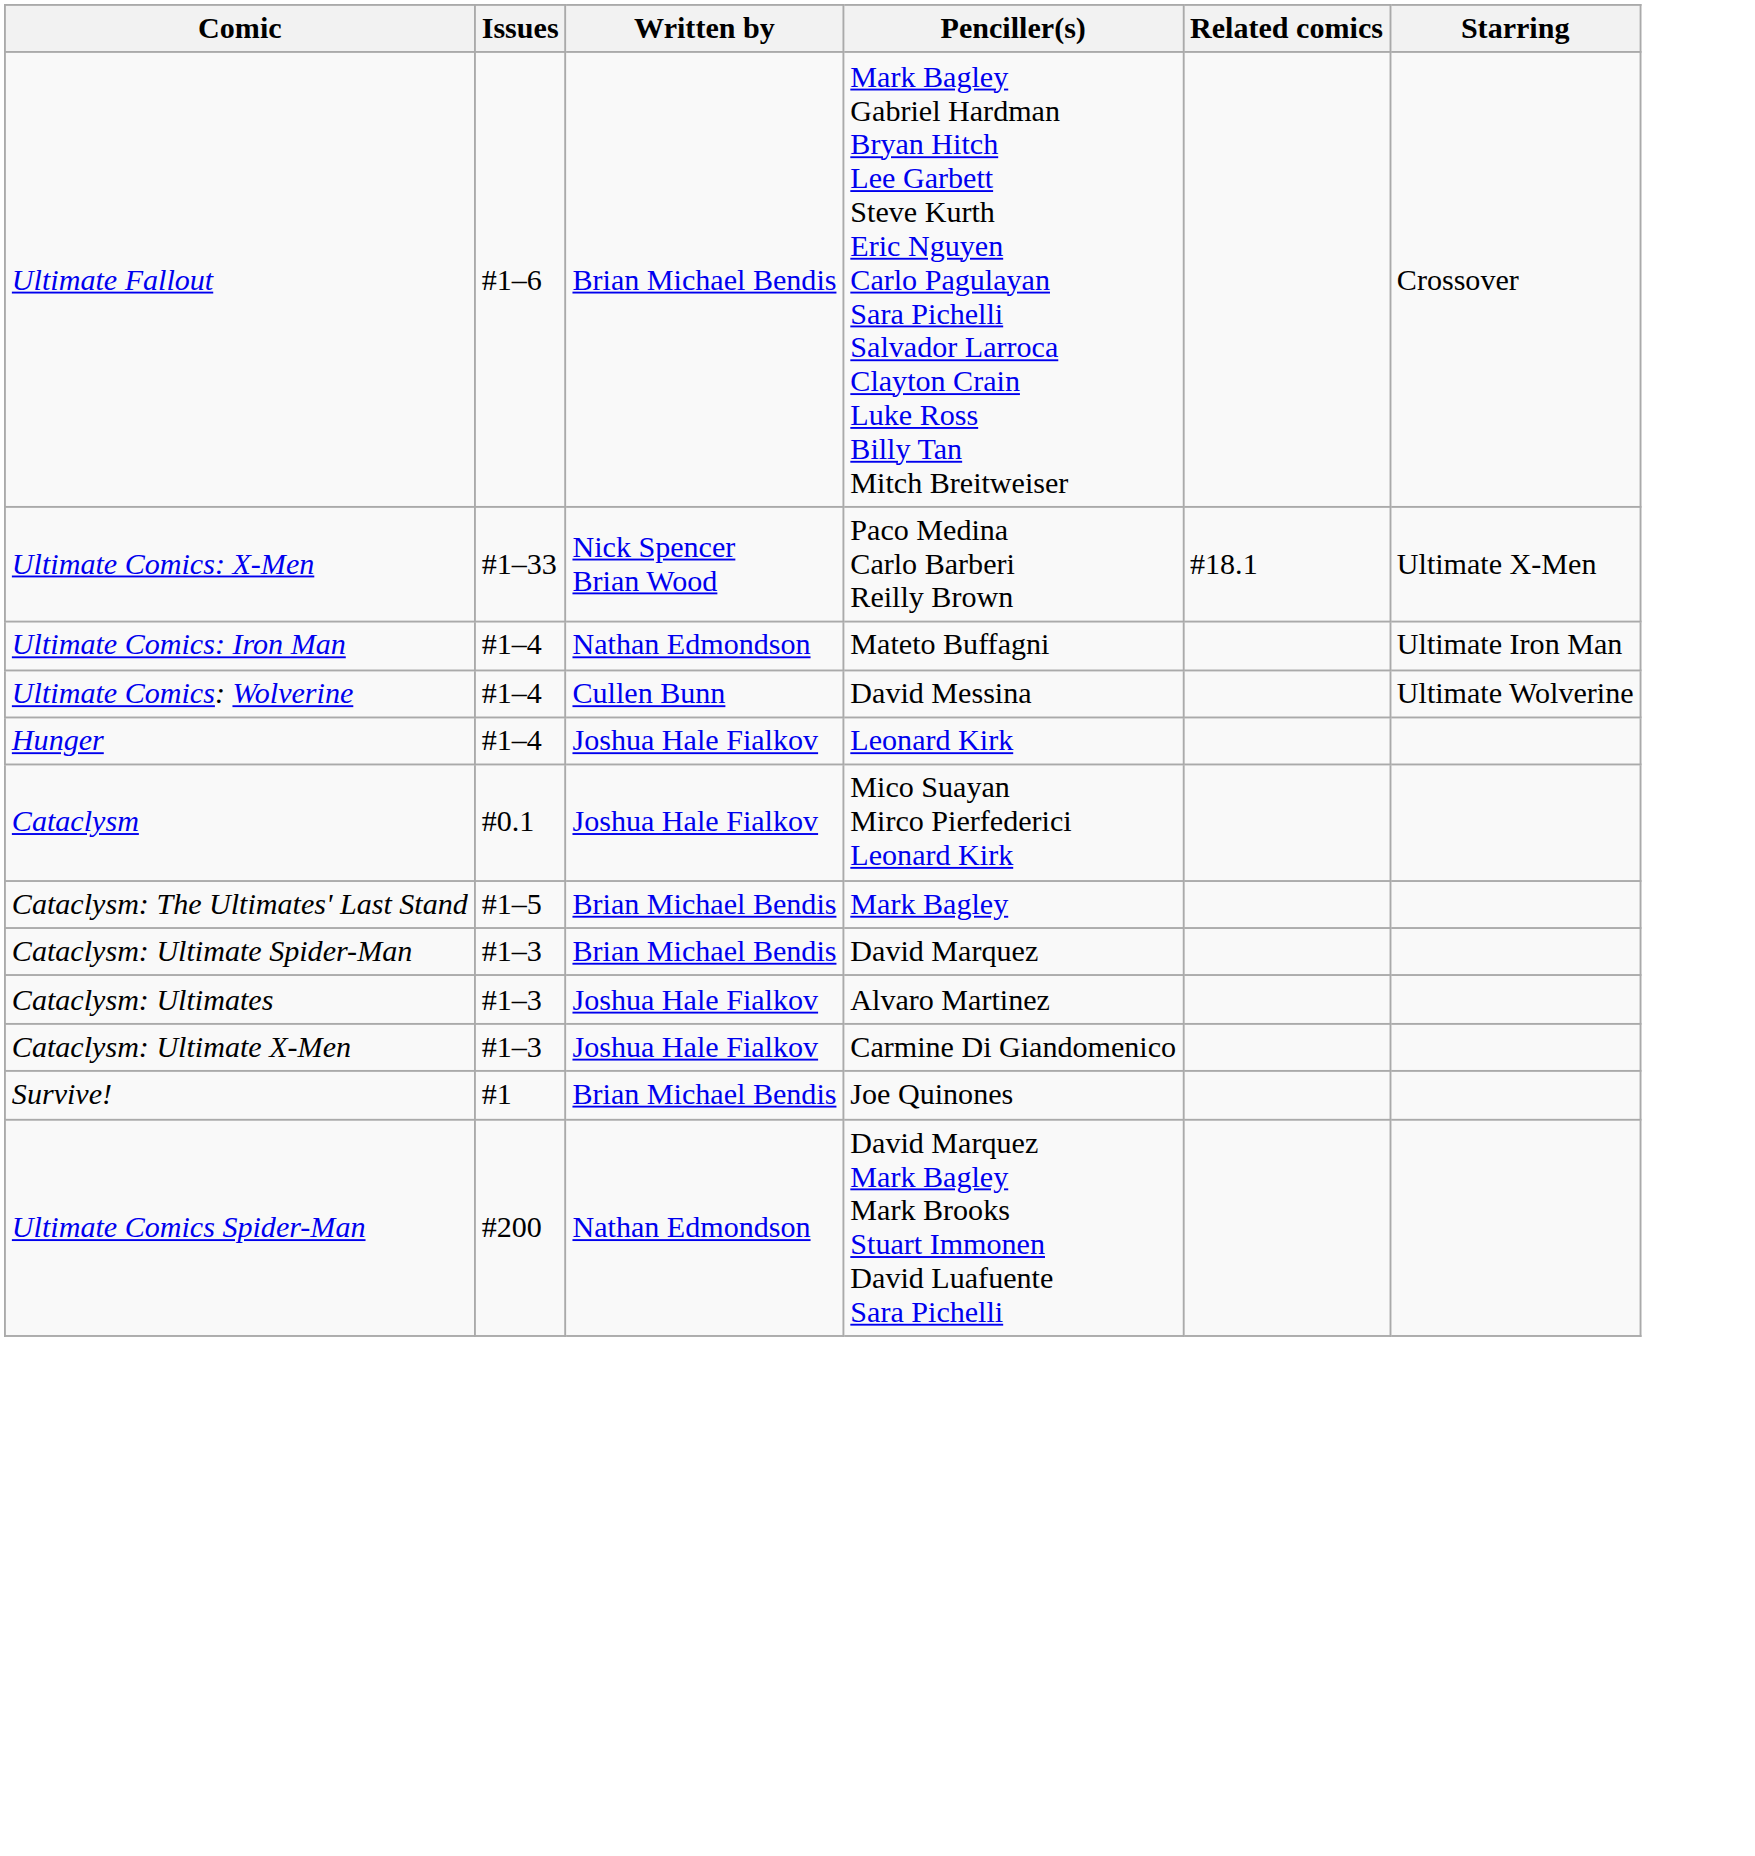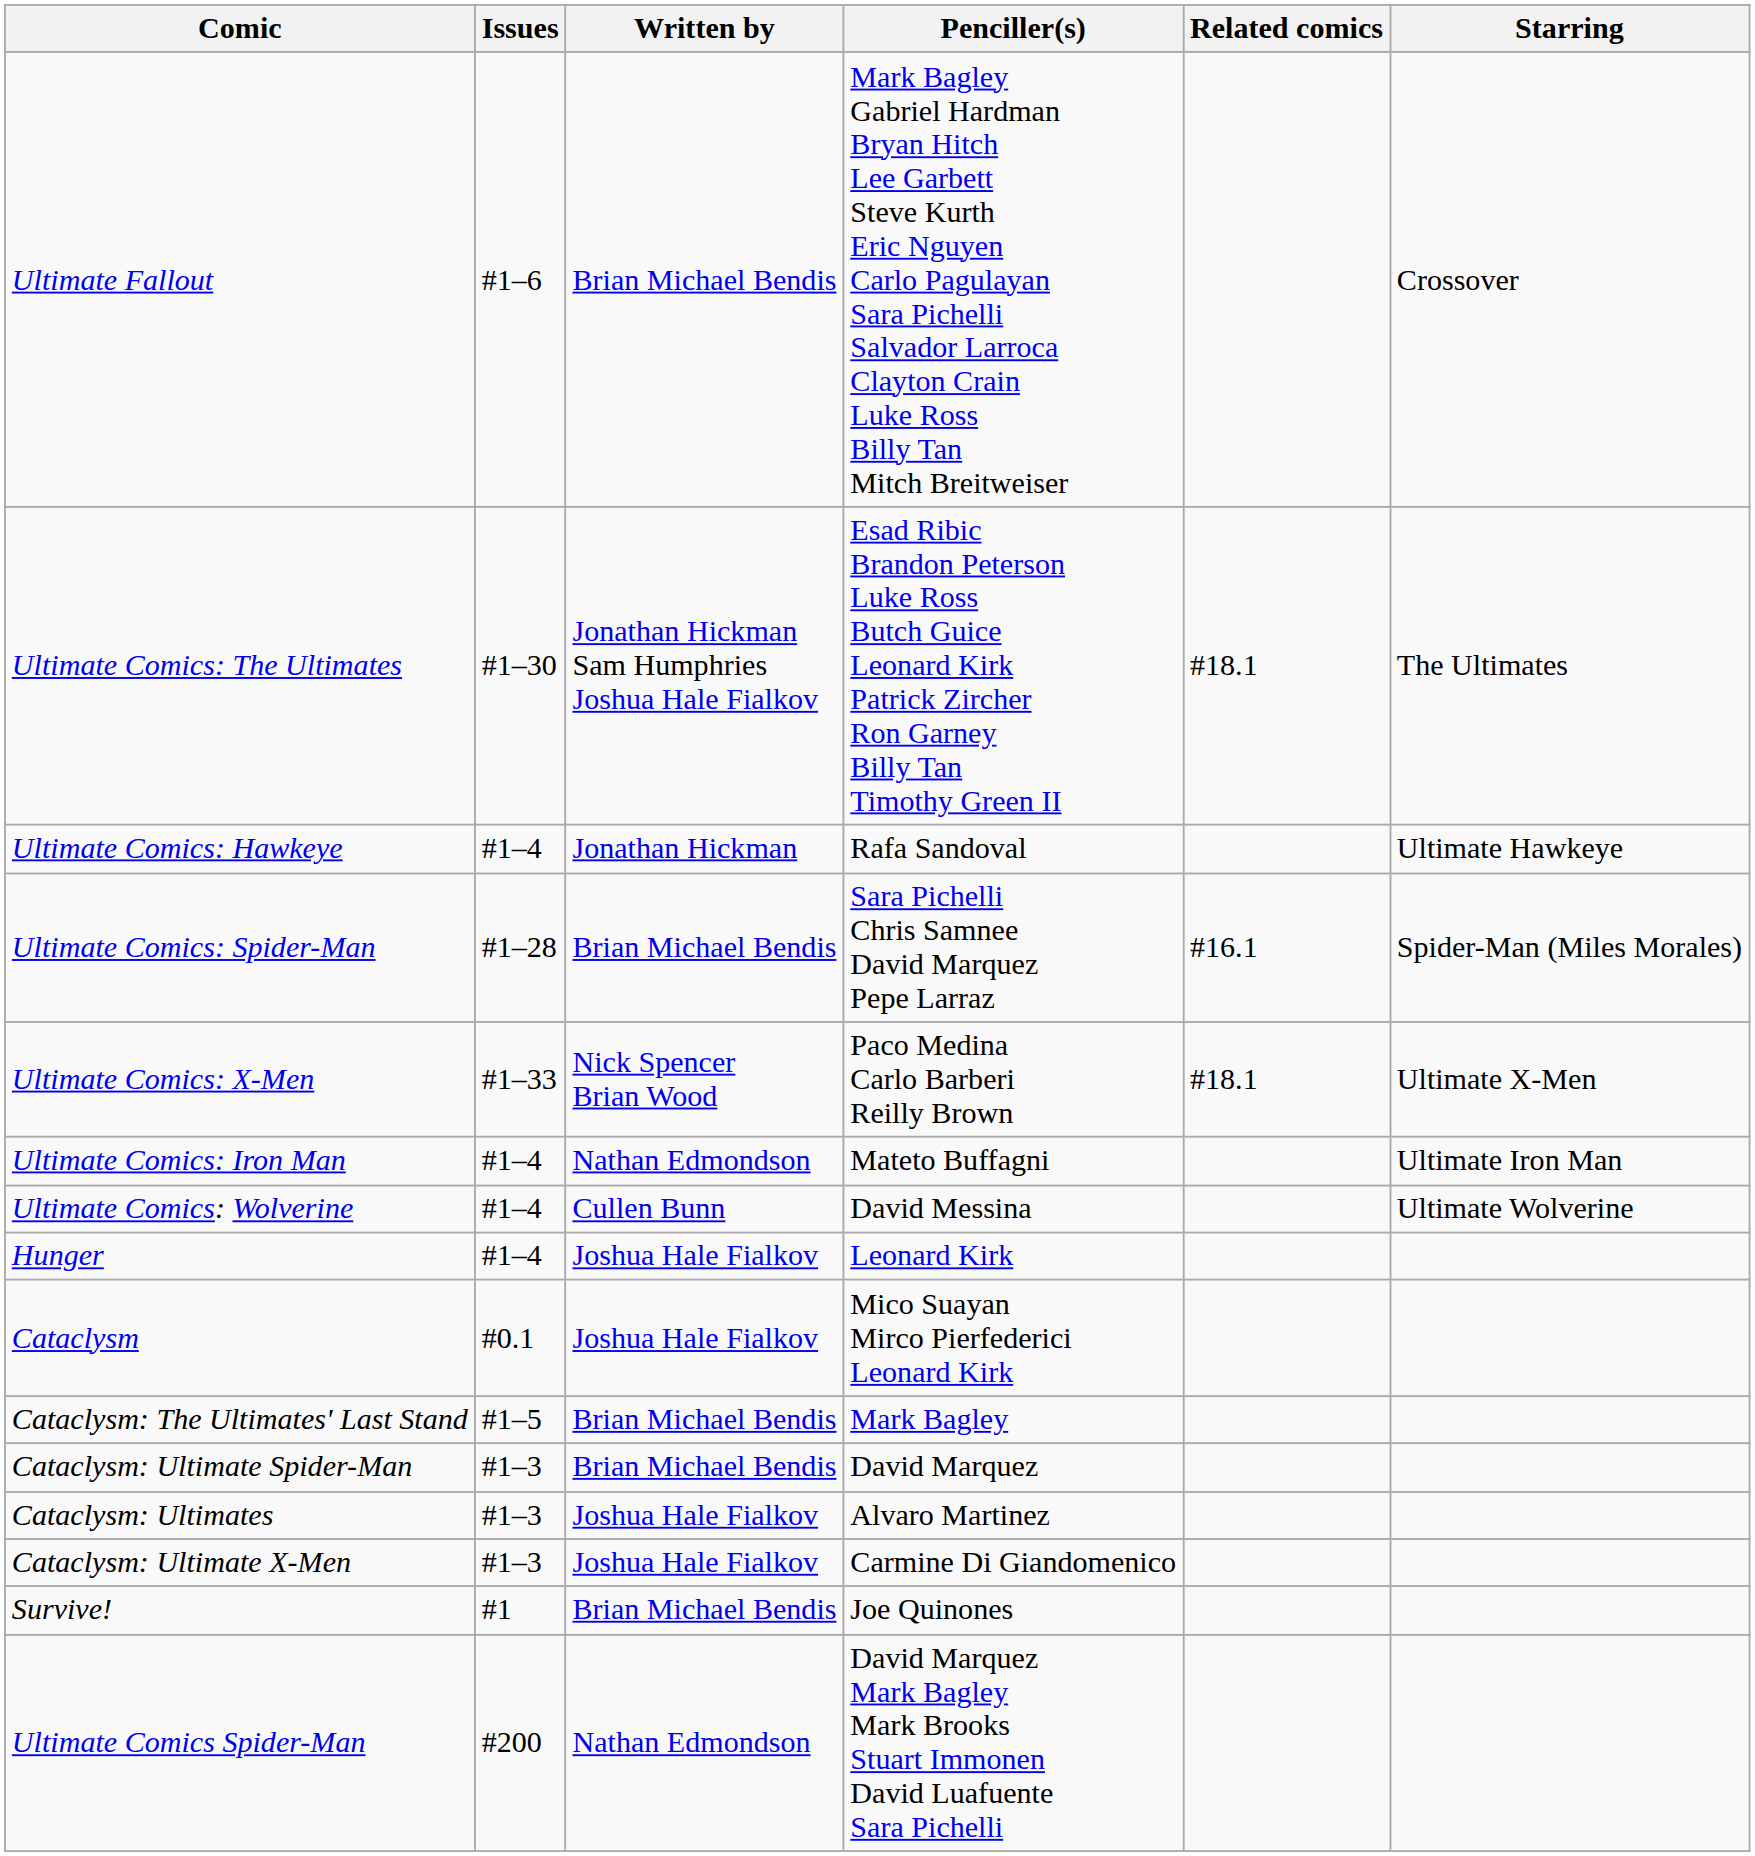+ row: (207, 665)
+ row: (177, 848)
+ row: (194, 946)
